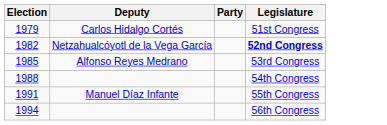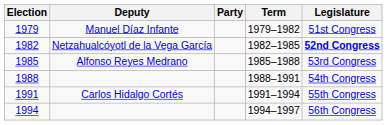+ column: (274, 12)
(132, 29) Carlos Hidalgo Cortés -> (132, 29) Manuel Díaz Infante
(132, 95) Manuel Díaz Infante -> (132, 95) Carlos Hidalgo Cortés
